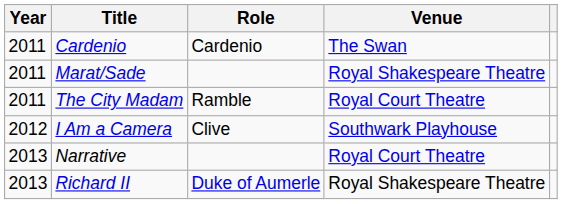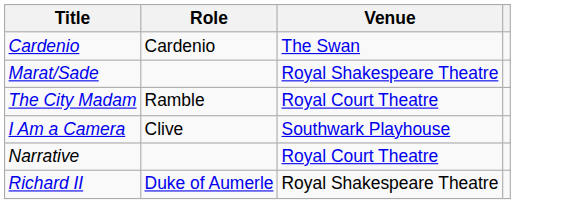- column: (28, 18)
